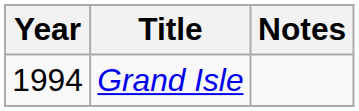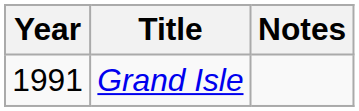(48, 79) 1994 -> (48, 79) 1991
